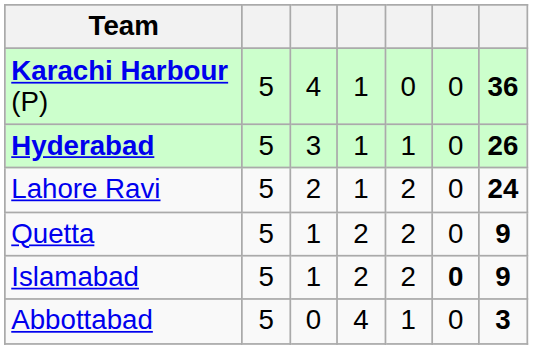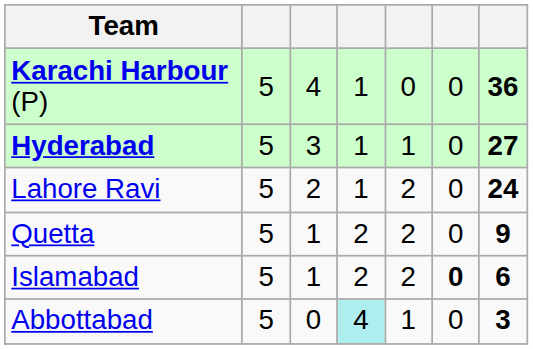(503, 145) 26 -> (503, 145) 27
(503, 277) 9 -> (503, 277) 6
(361, 320) no background -> (361, 320) paleturquoise background
